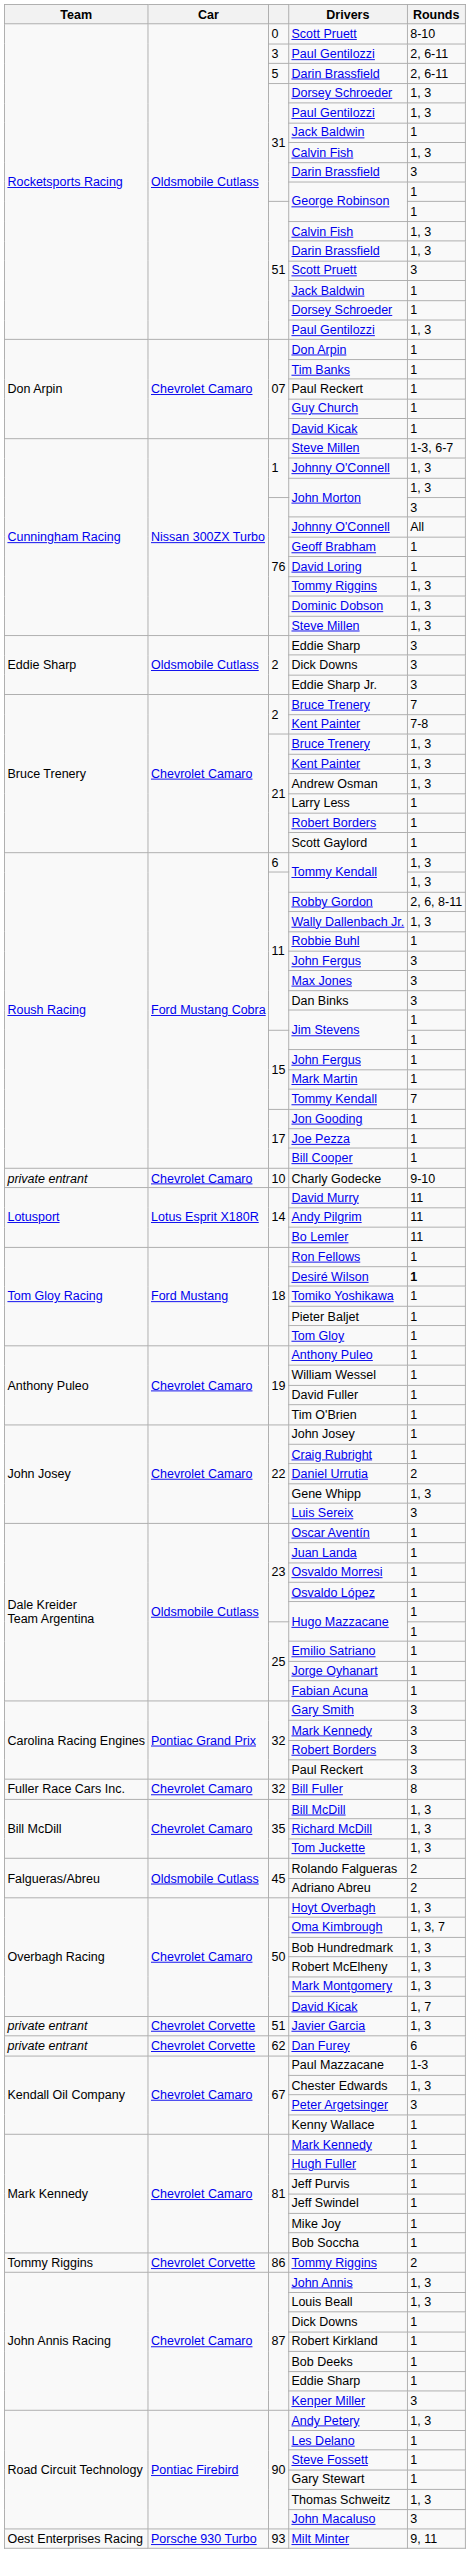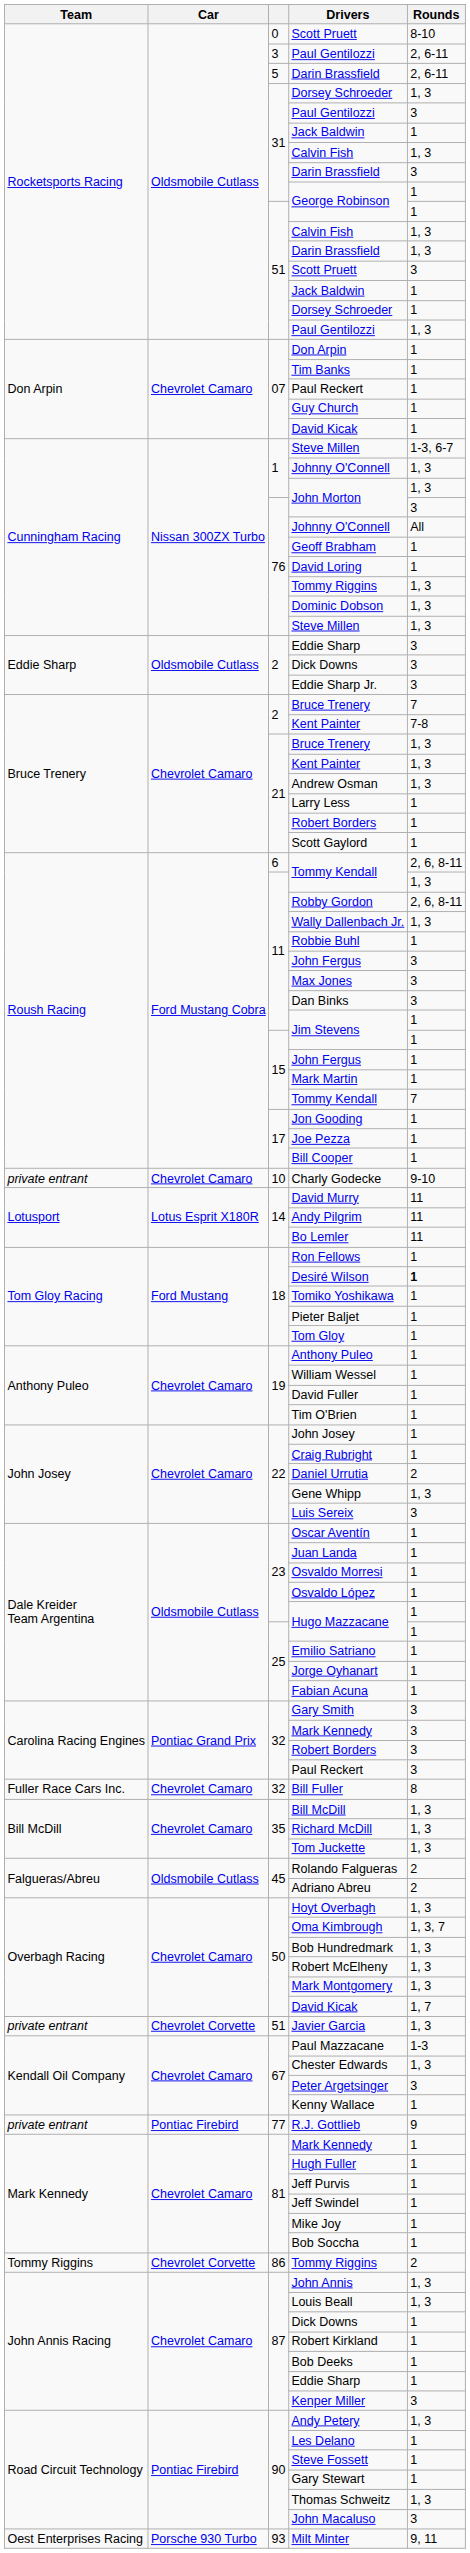(421, 113) 1, 3 -> (414, 113) 3
(421, 862) 1, 3 -> (436, 862) 2, 6, 8-11
- row: (279, 2045)
+ row: (279, 2124)
